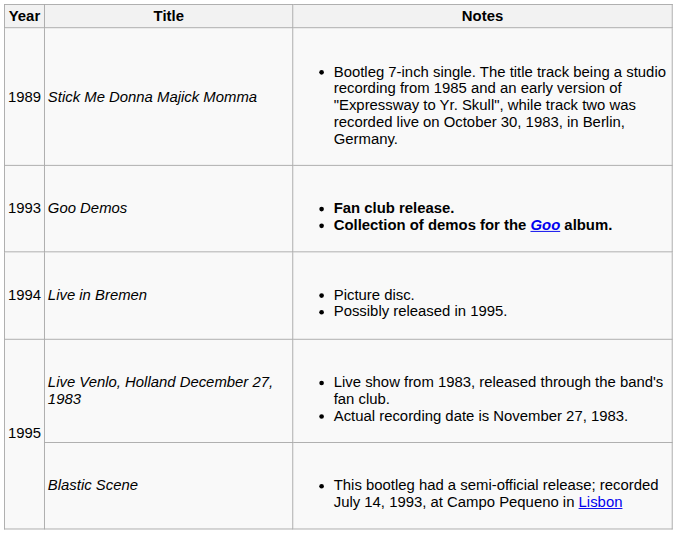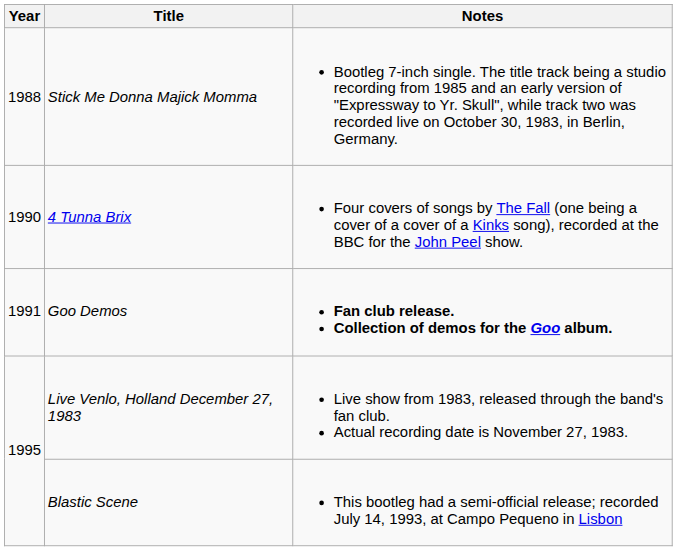(24, 96) 1989 -> (24, 96) 1988
+ row: (89, 216)
(24, 208) 1993 -> (24, 312) 1991
- row: (97, 295)
